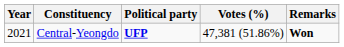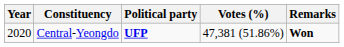(19, 33) 2021 -> (19, 33) 2020
